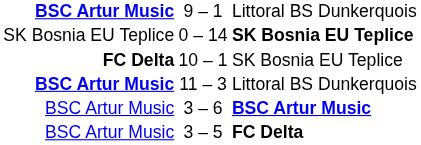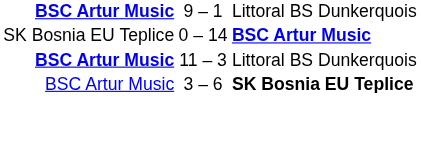(323, 35) SK Bosnia EU Teplice -> (302, 35) BSC Artur Music
- row: (203, 59)
(302, 108) BSC Artur Music -> (323, 84) SK Bosnia EU Teplice
- row: (203, 132)
